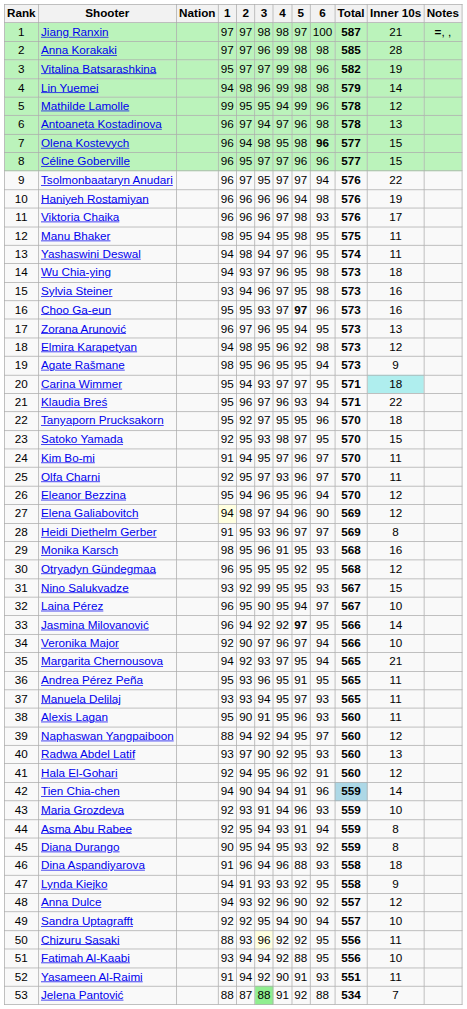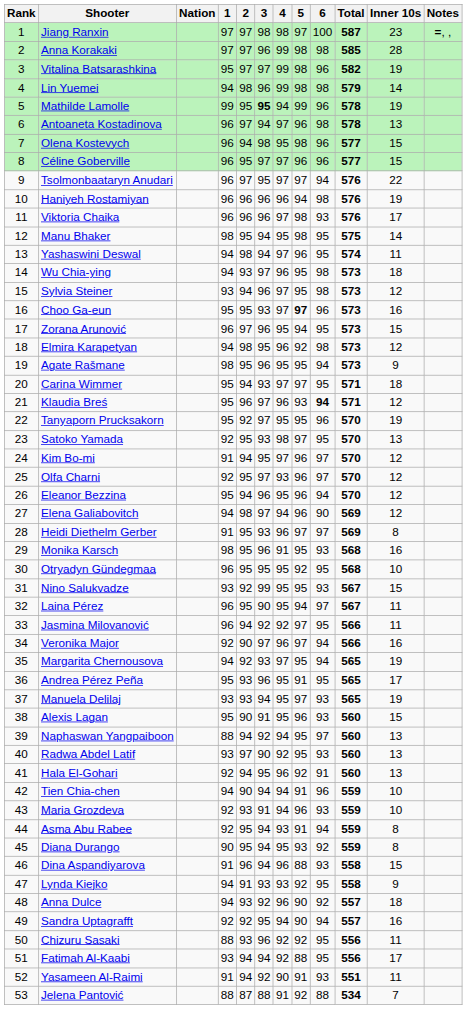(396, 32) 21 -> (396, 32) 23
(264, 106) normal -> (264, 106) bold
(396, 106) 12 -> (396, 106) 19
(322, 143) bold -> (322, 143) normal
(396, 236) 11 -> (396, 236) 14
(396, 291) 16 -> (396, 291) 12
(396, 328) 13 -> (396, 328) 15
(396, 384) paleturquoise background -> (396, 384) no background
(322, 402) normal -> (322, 402) bold
(396, 402) 22 -> (396, 402) 12
(396, 421) 18 -> (396, 421) 19
(396, 439) 15 -> (396, 439) 13
(396, 458) 11 -> (396, 458) 12
(396, 476) 11 -> (396, 476) 12
(227, 513) lightyellow background -> (227, 513) no background
(396, 569) 12 -> (396, 569) 10
(396, 606) 10 -> (396, 606) 11
(301, 625) bold -> (301, 625) normal
(396, 625) 14 -> (396, 625) 11
(396, 643) 10 -> (396, 643) 16
(396, 662) 21 -> (396, 662) 19
(396, 680) 11 -> (396, 680) 17
(396, 699) 11 -> (396, 699) 19
(396, 717) 11 -> (396, 717) 15
(396, 736) 12 -> (396, 736) 13
(396, 773) 12 -> (396, 773) 13
(351, 791) lightblue background -> (351, 791) no background
(396, 791) 14 -> (396, 791) 10
(396, 865) 18 -> (396, 865) 15
(396, 902) 12 -> (396, 902) 18
(396, 921) 10 -> (396, 921) 16
(264, 939) lightyellow background -> (264, 939) no background
(396, 958) 10 -> (396, 958) 17
(264, 995) lightgreen background -> (264, 995) no background
